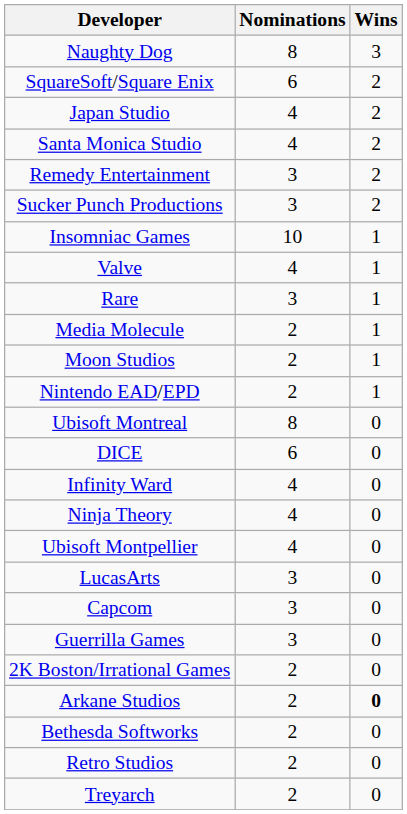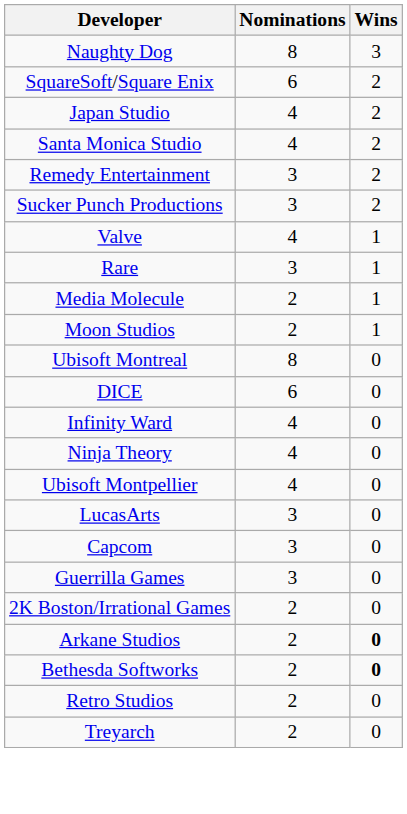- row: (120, 236)
- row: (120, 391)
(376, 732) normal -> (376, 670) bold
